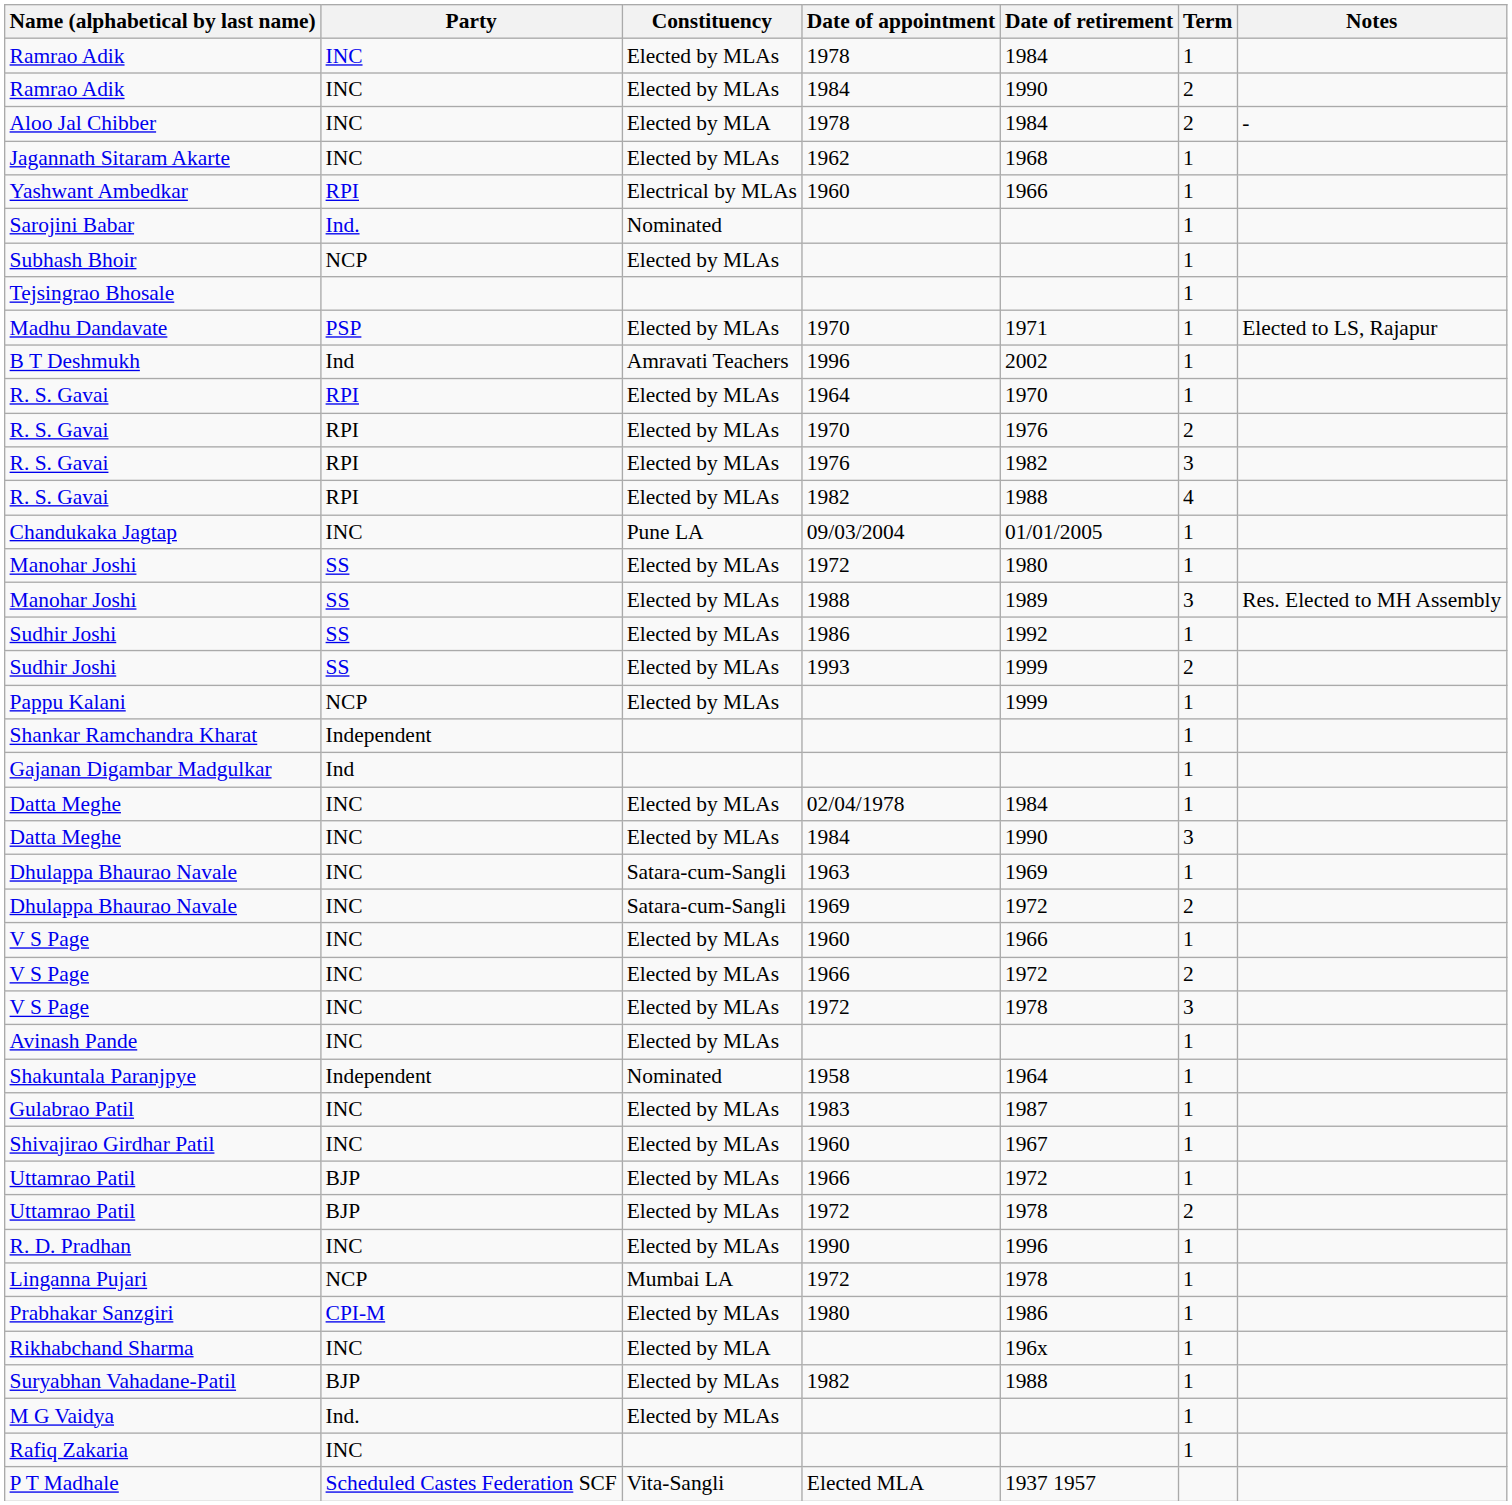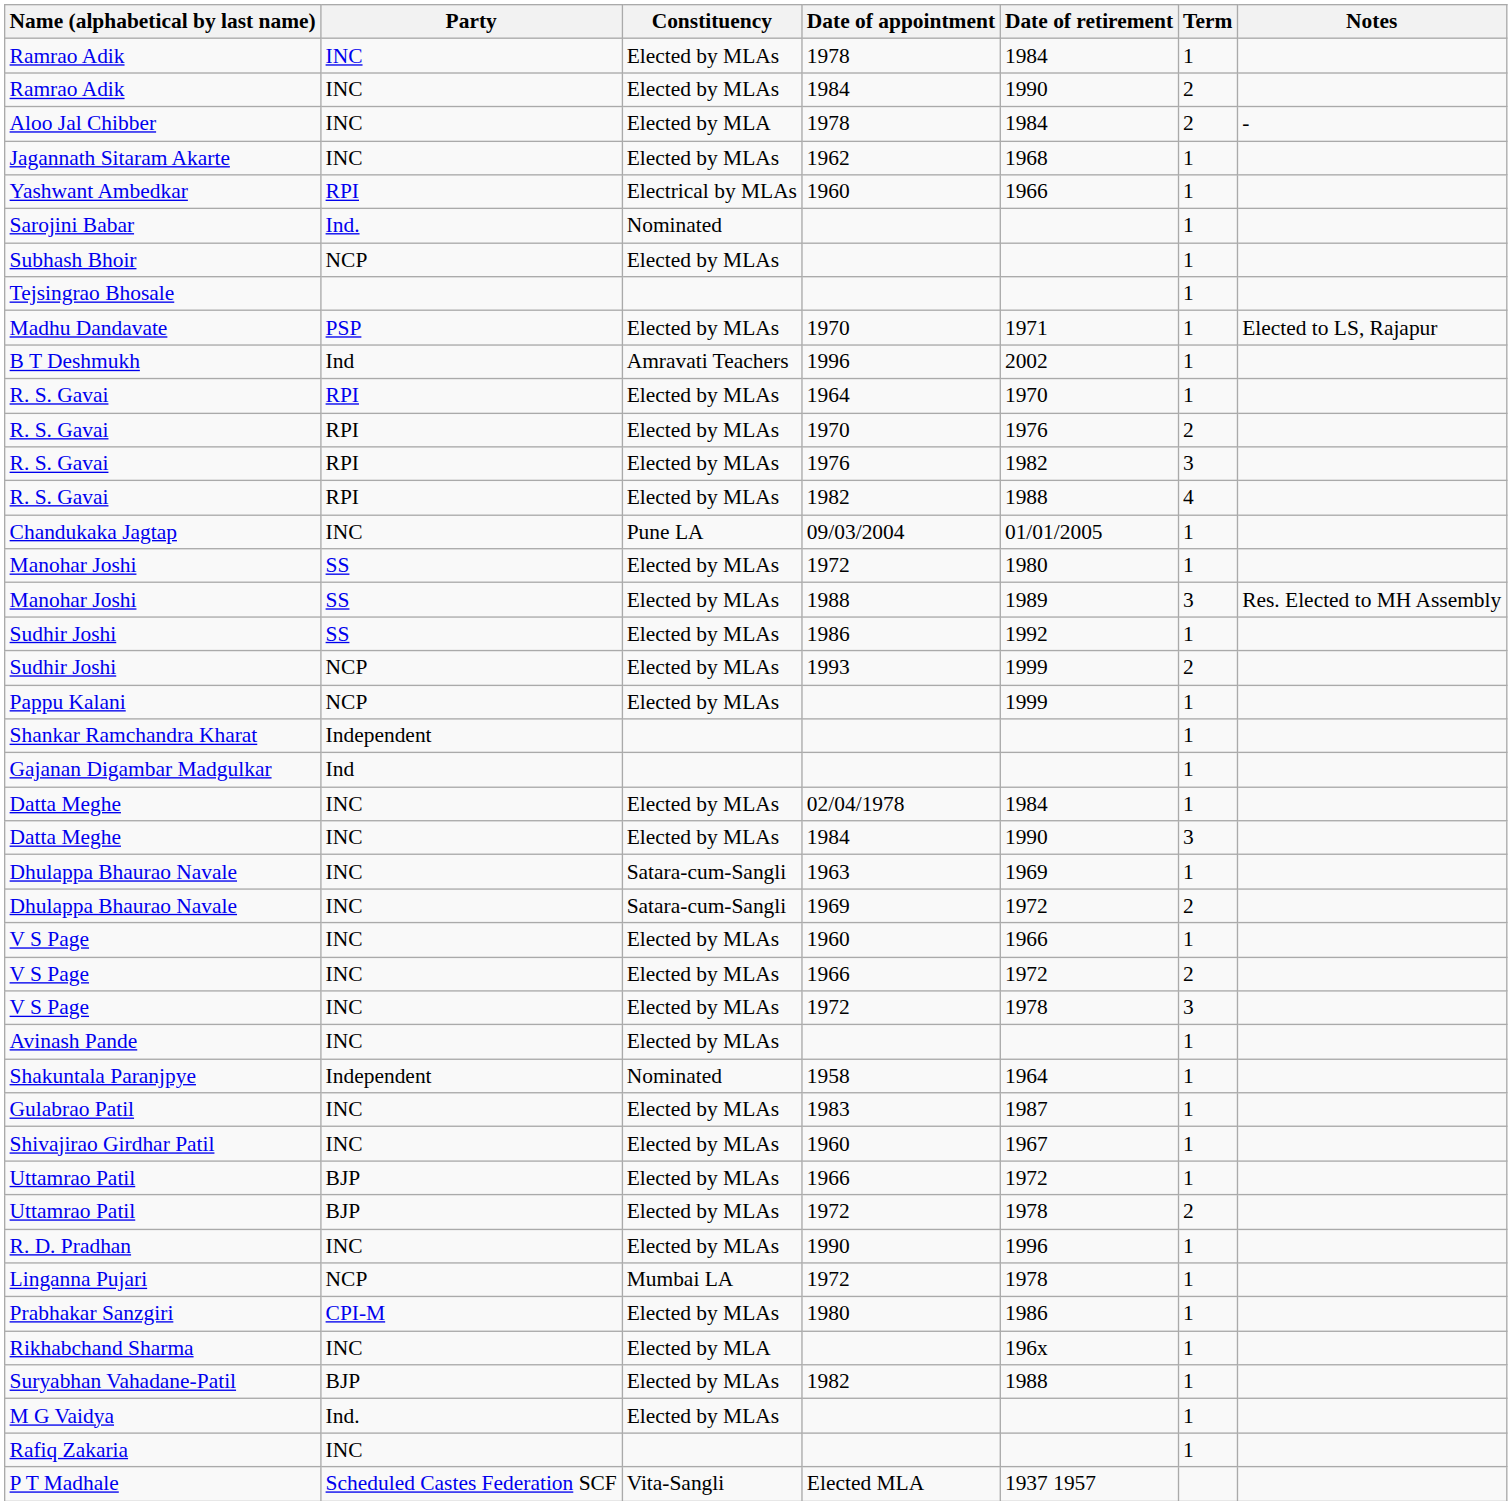(338, 667) SS -> (346, 667) NCP
